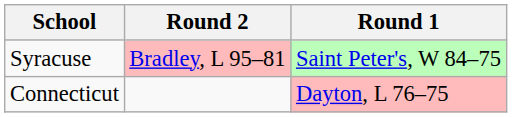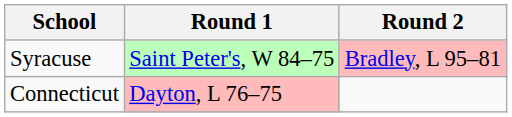columns swapped: (398, 22) <-> (207, 22)
